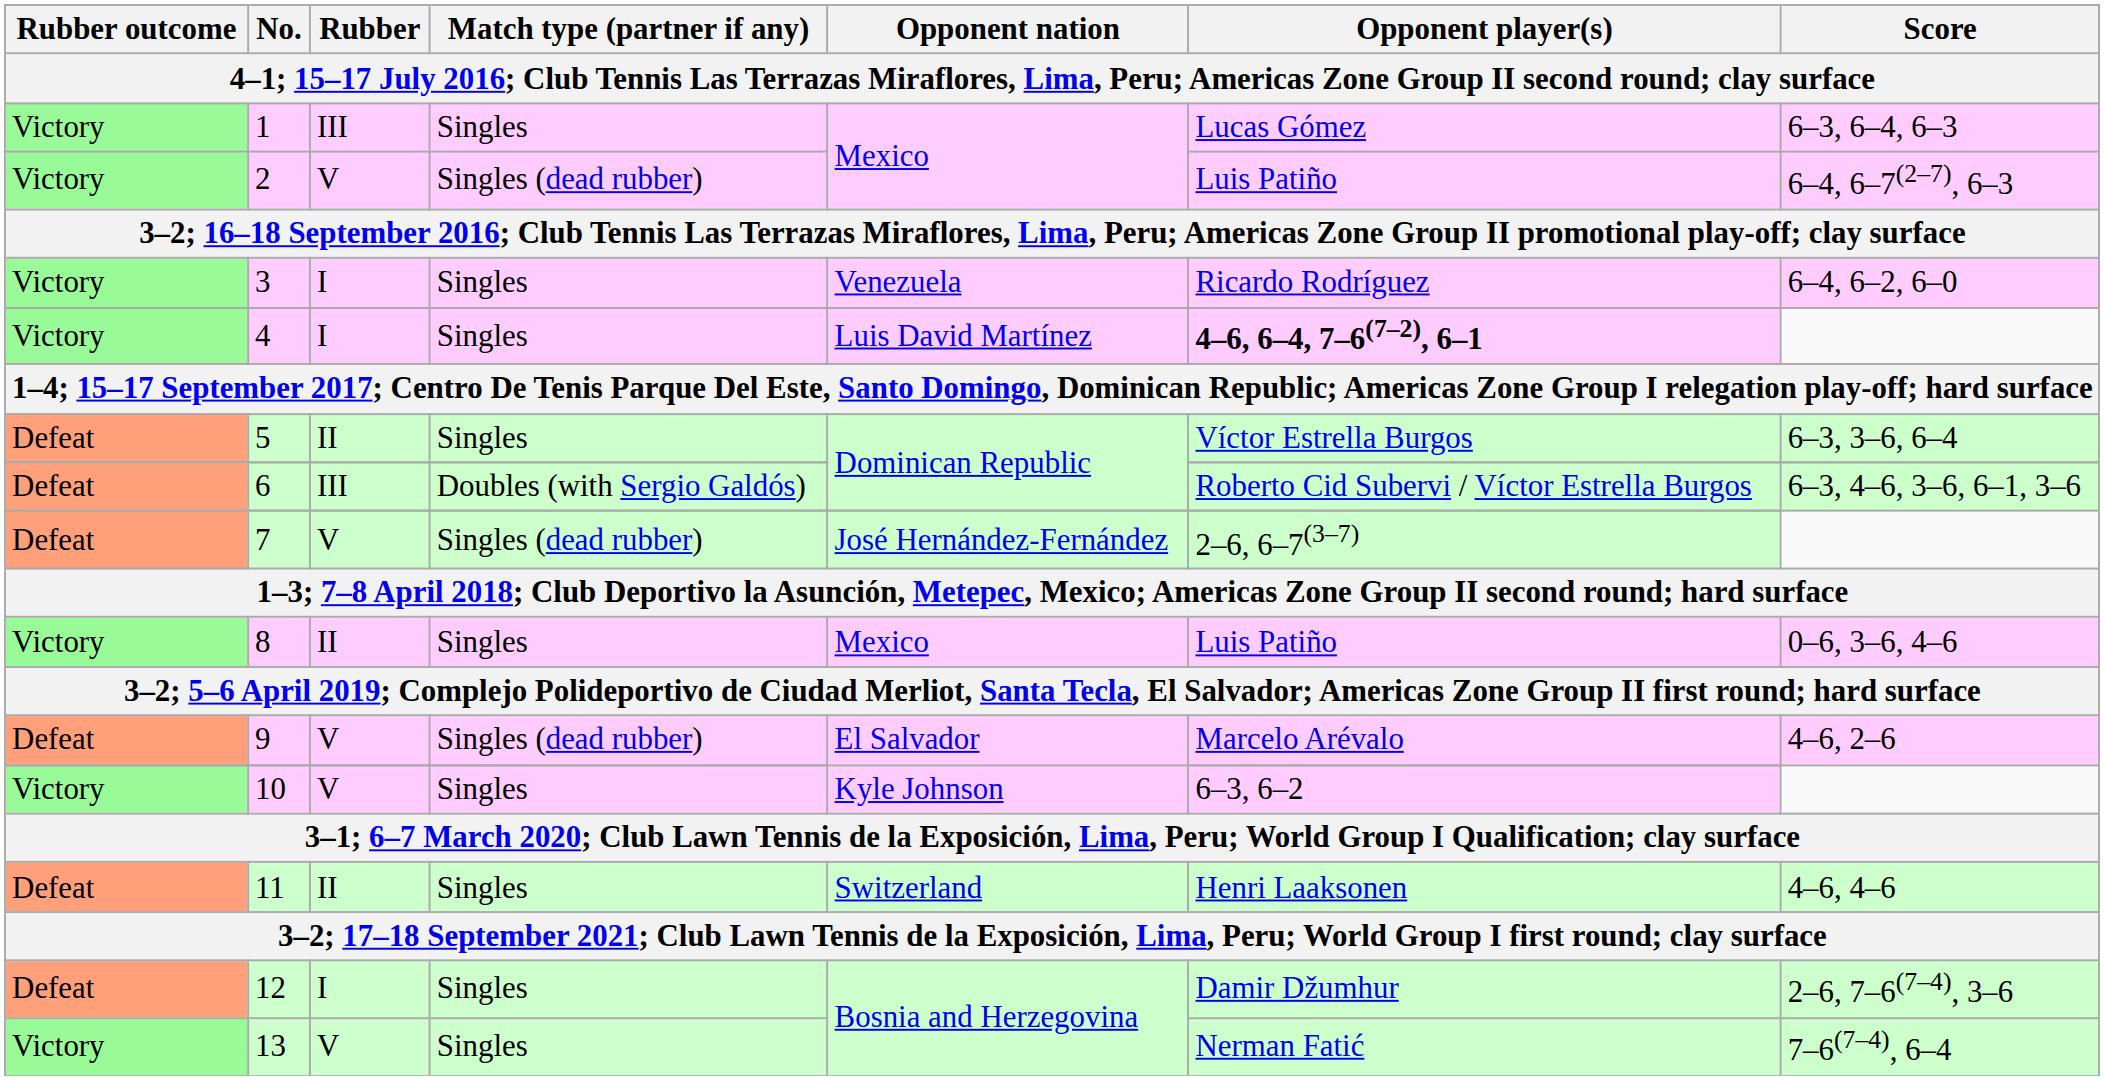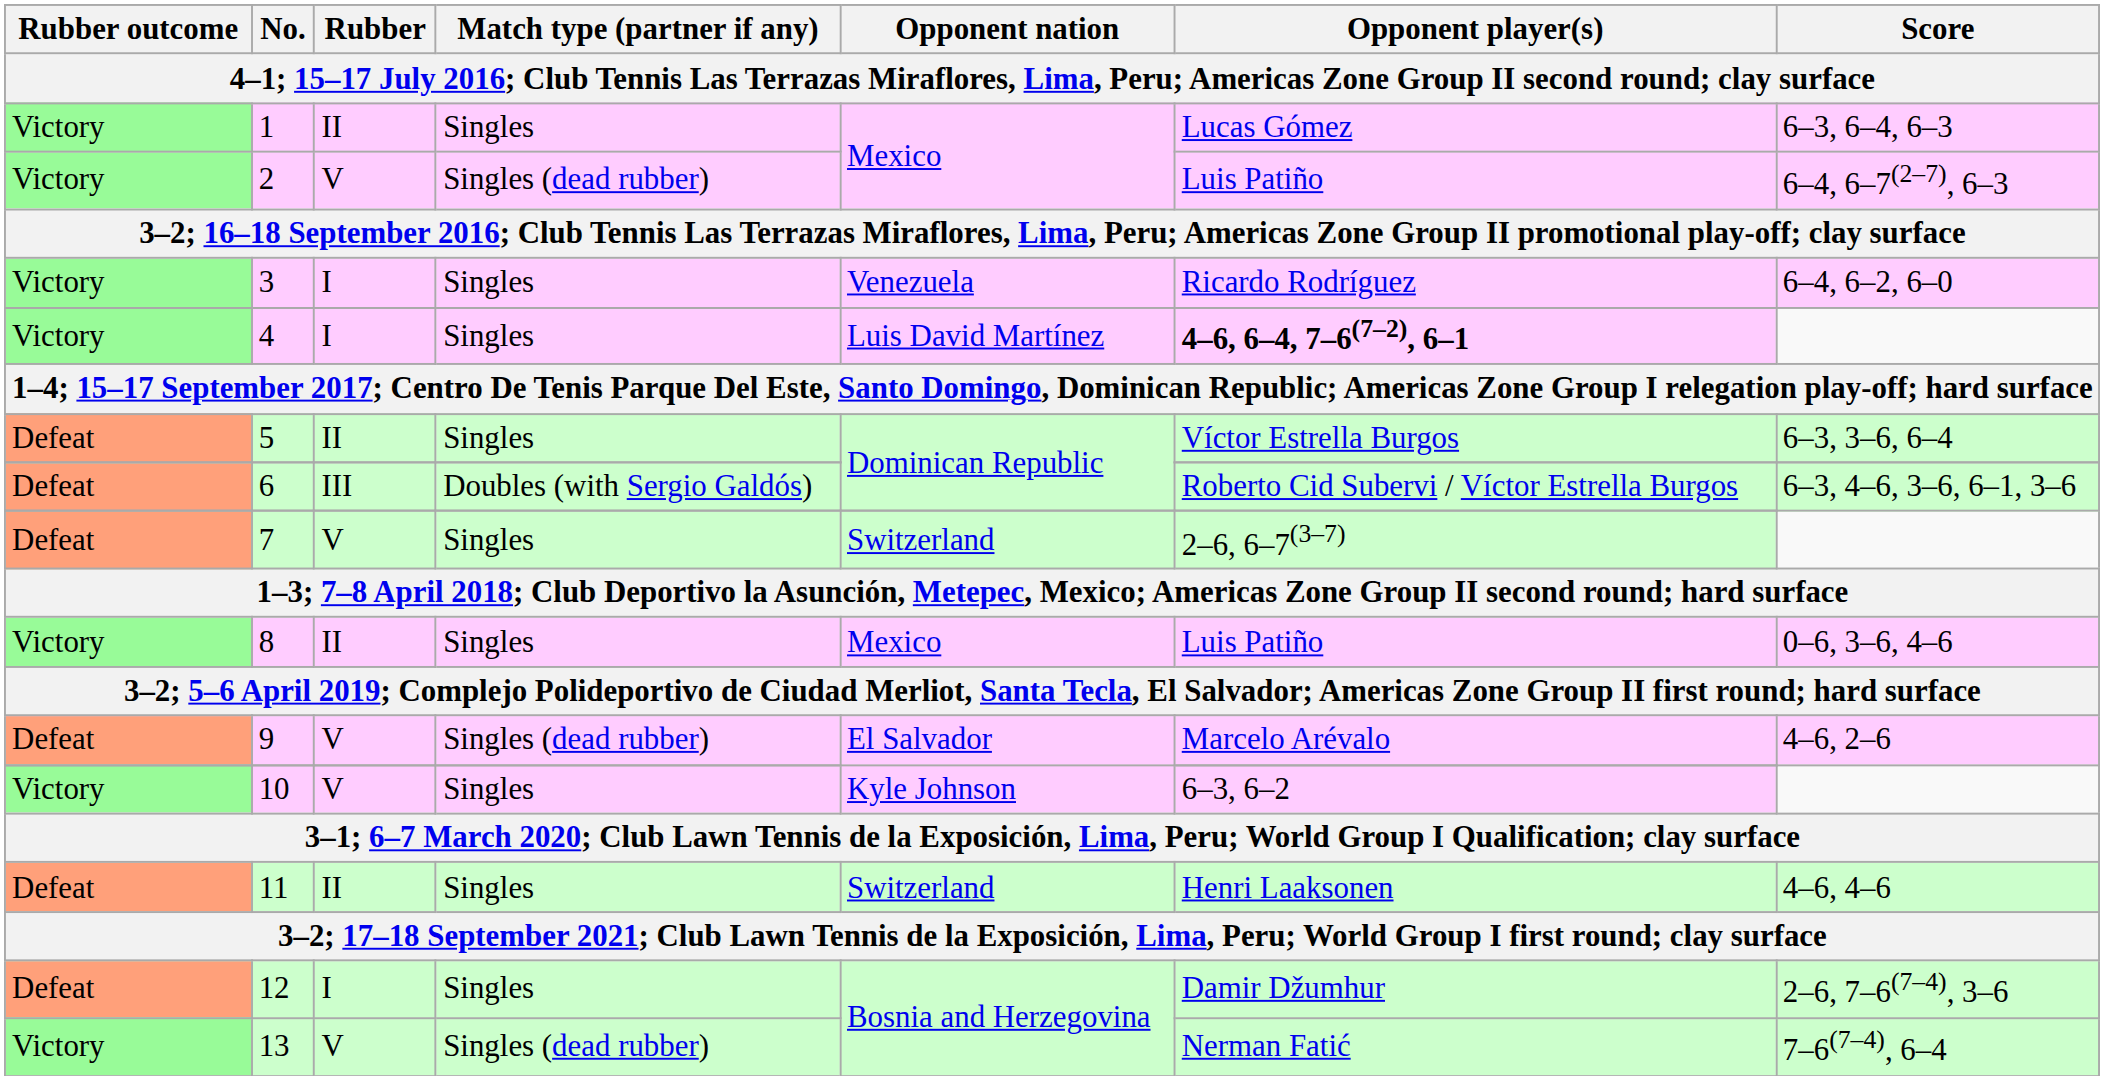(332, 126) III -> (332, 126) II
(570, 539) Singles (dead rubber) -> (489, 539) Singles
(1001, 539) José Hernández-Fernández -> (921, 539) Switzerland
(482, 1046) Singles -> (576, 1046) Singles (dead rubber)
